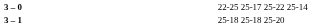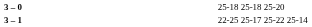(263, 7) 22-25 25-17 25-22 25-14 -> (251, 7) 25-18 25-18 25-20
(251, 19) 25-18 25-18 25-20 -> (263, 19) 22-25 25-17 25-22 25-14
